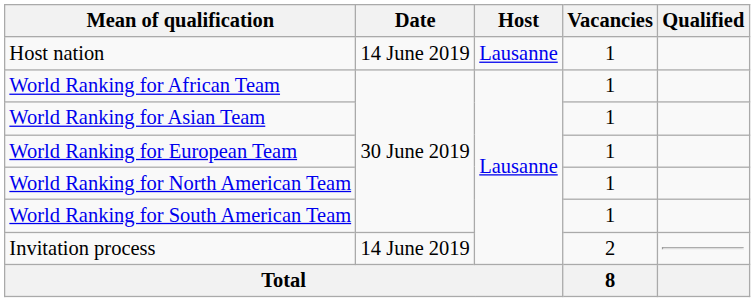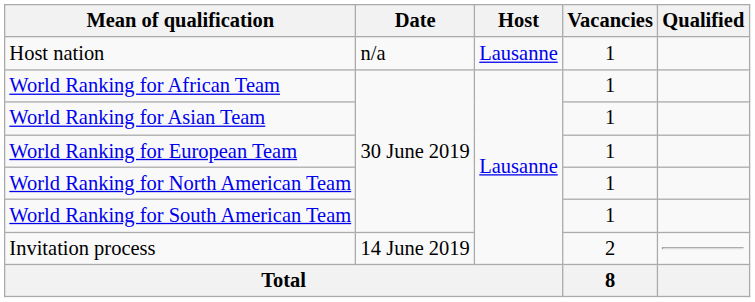(415, 53) 14 June 2019 -> (373, 53) n/a
